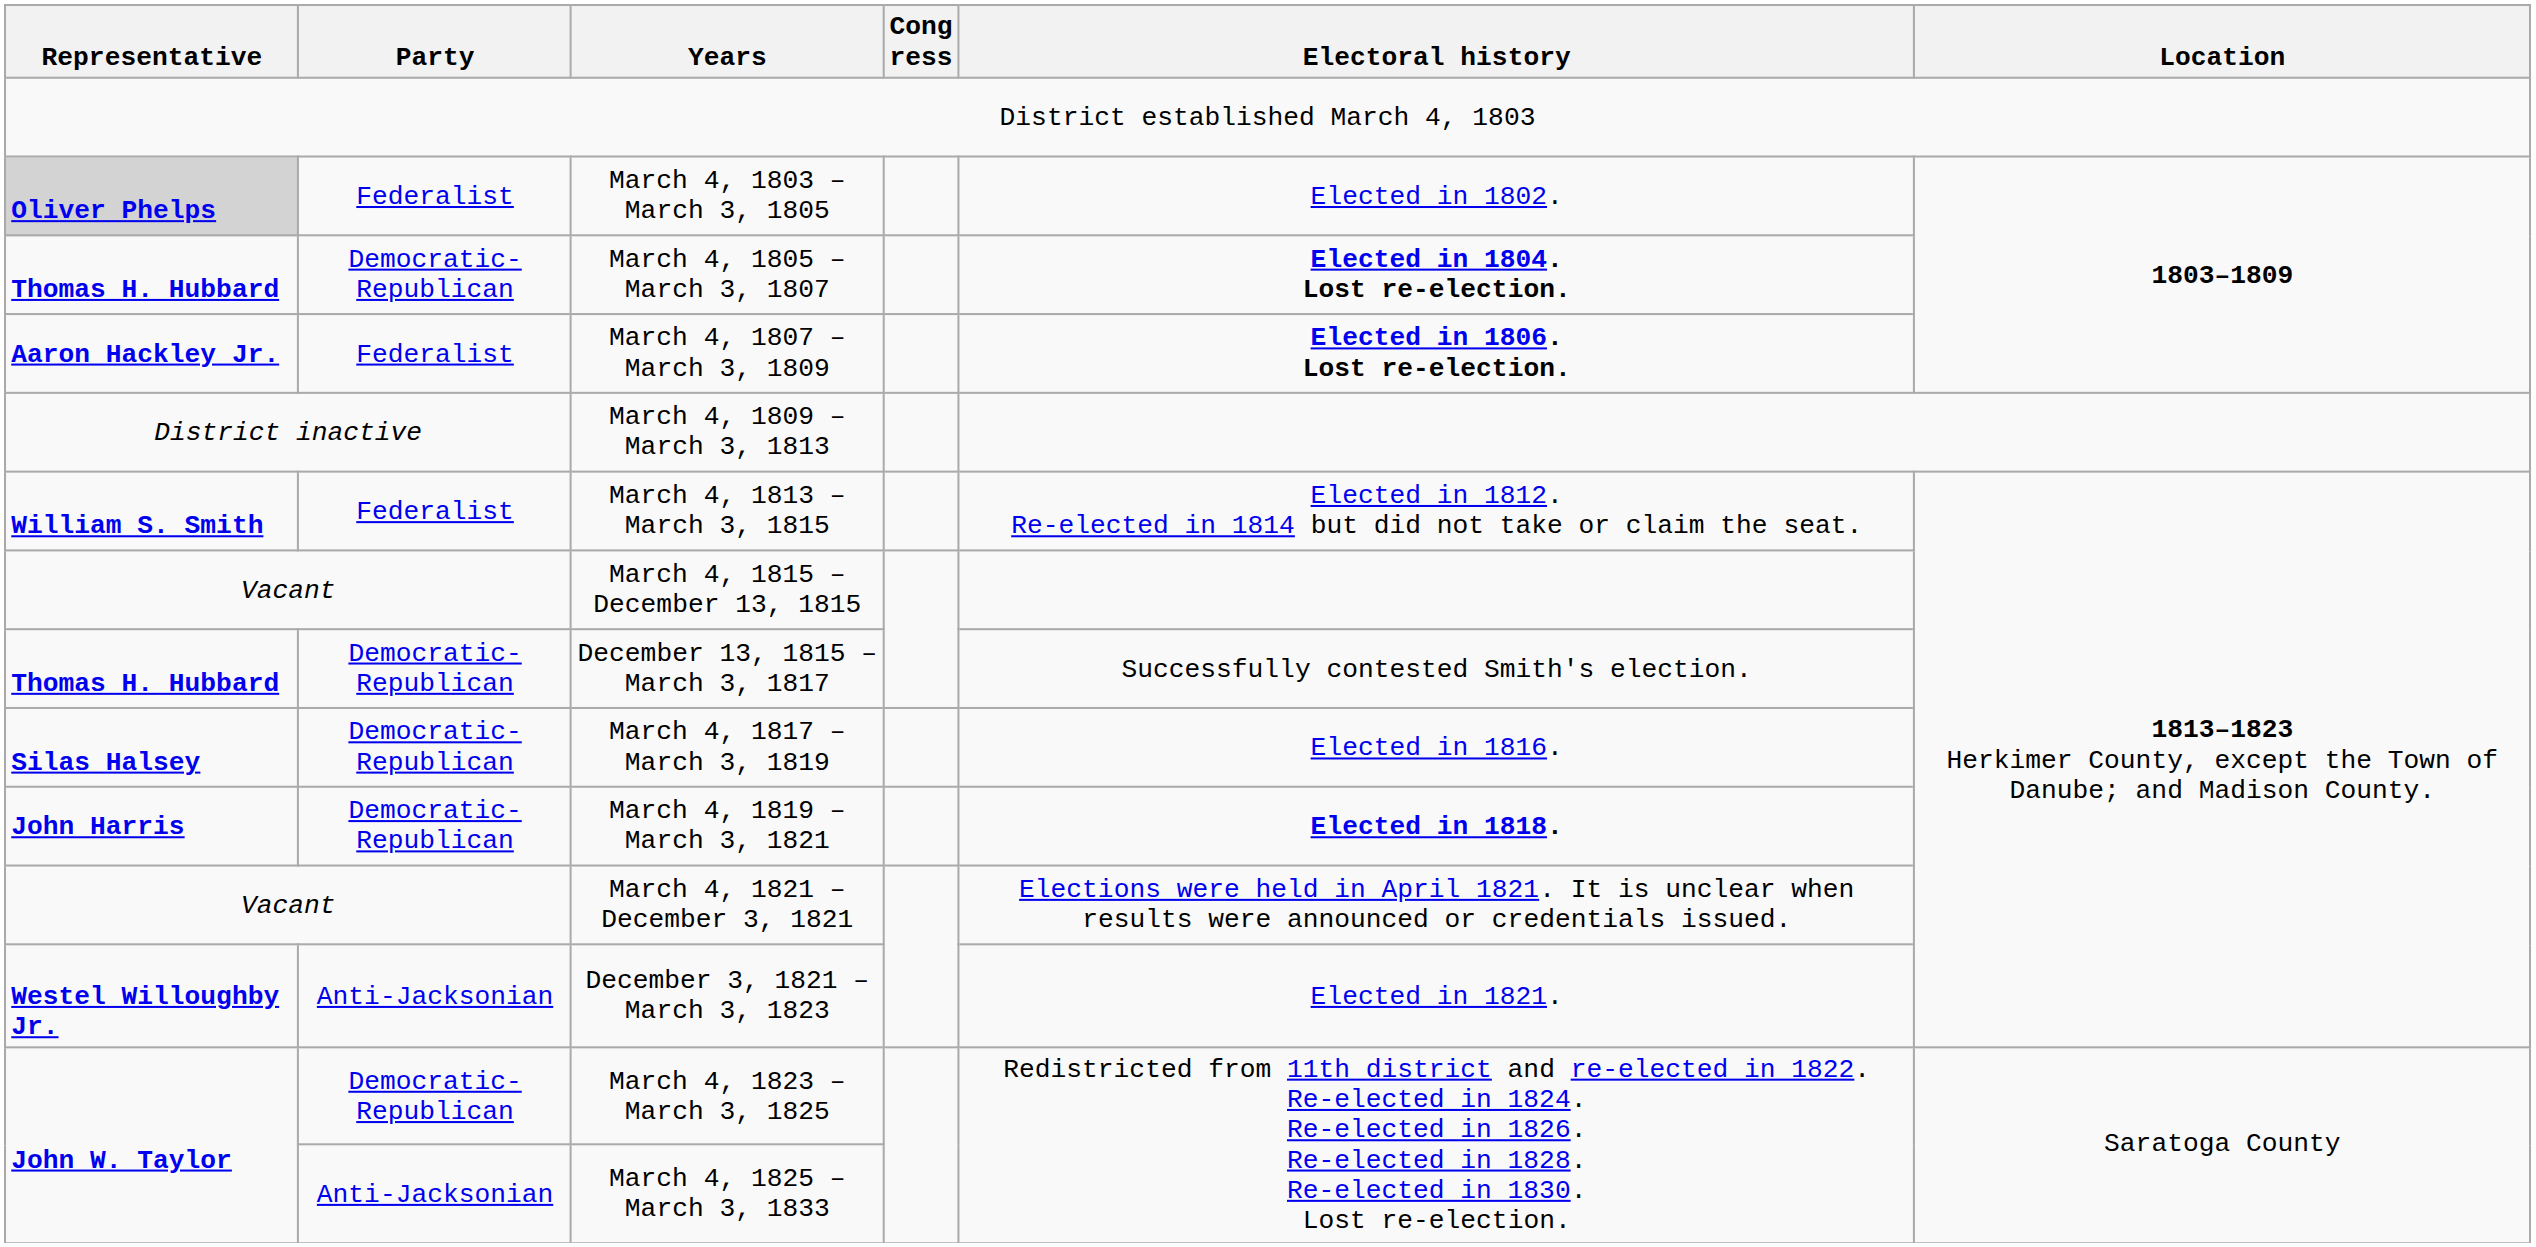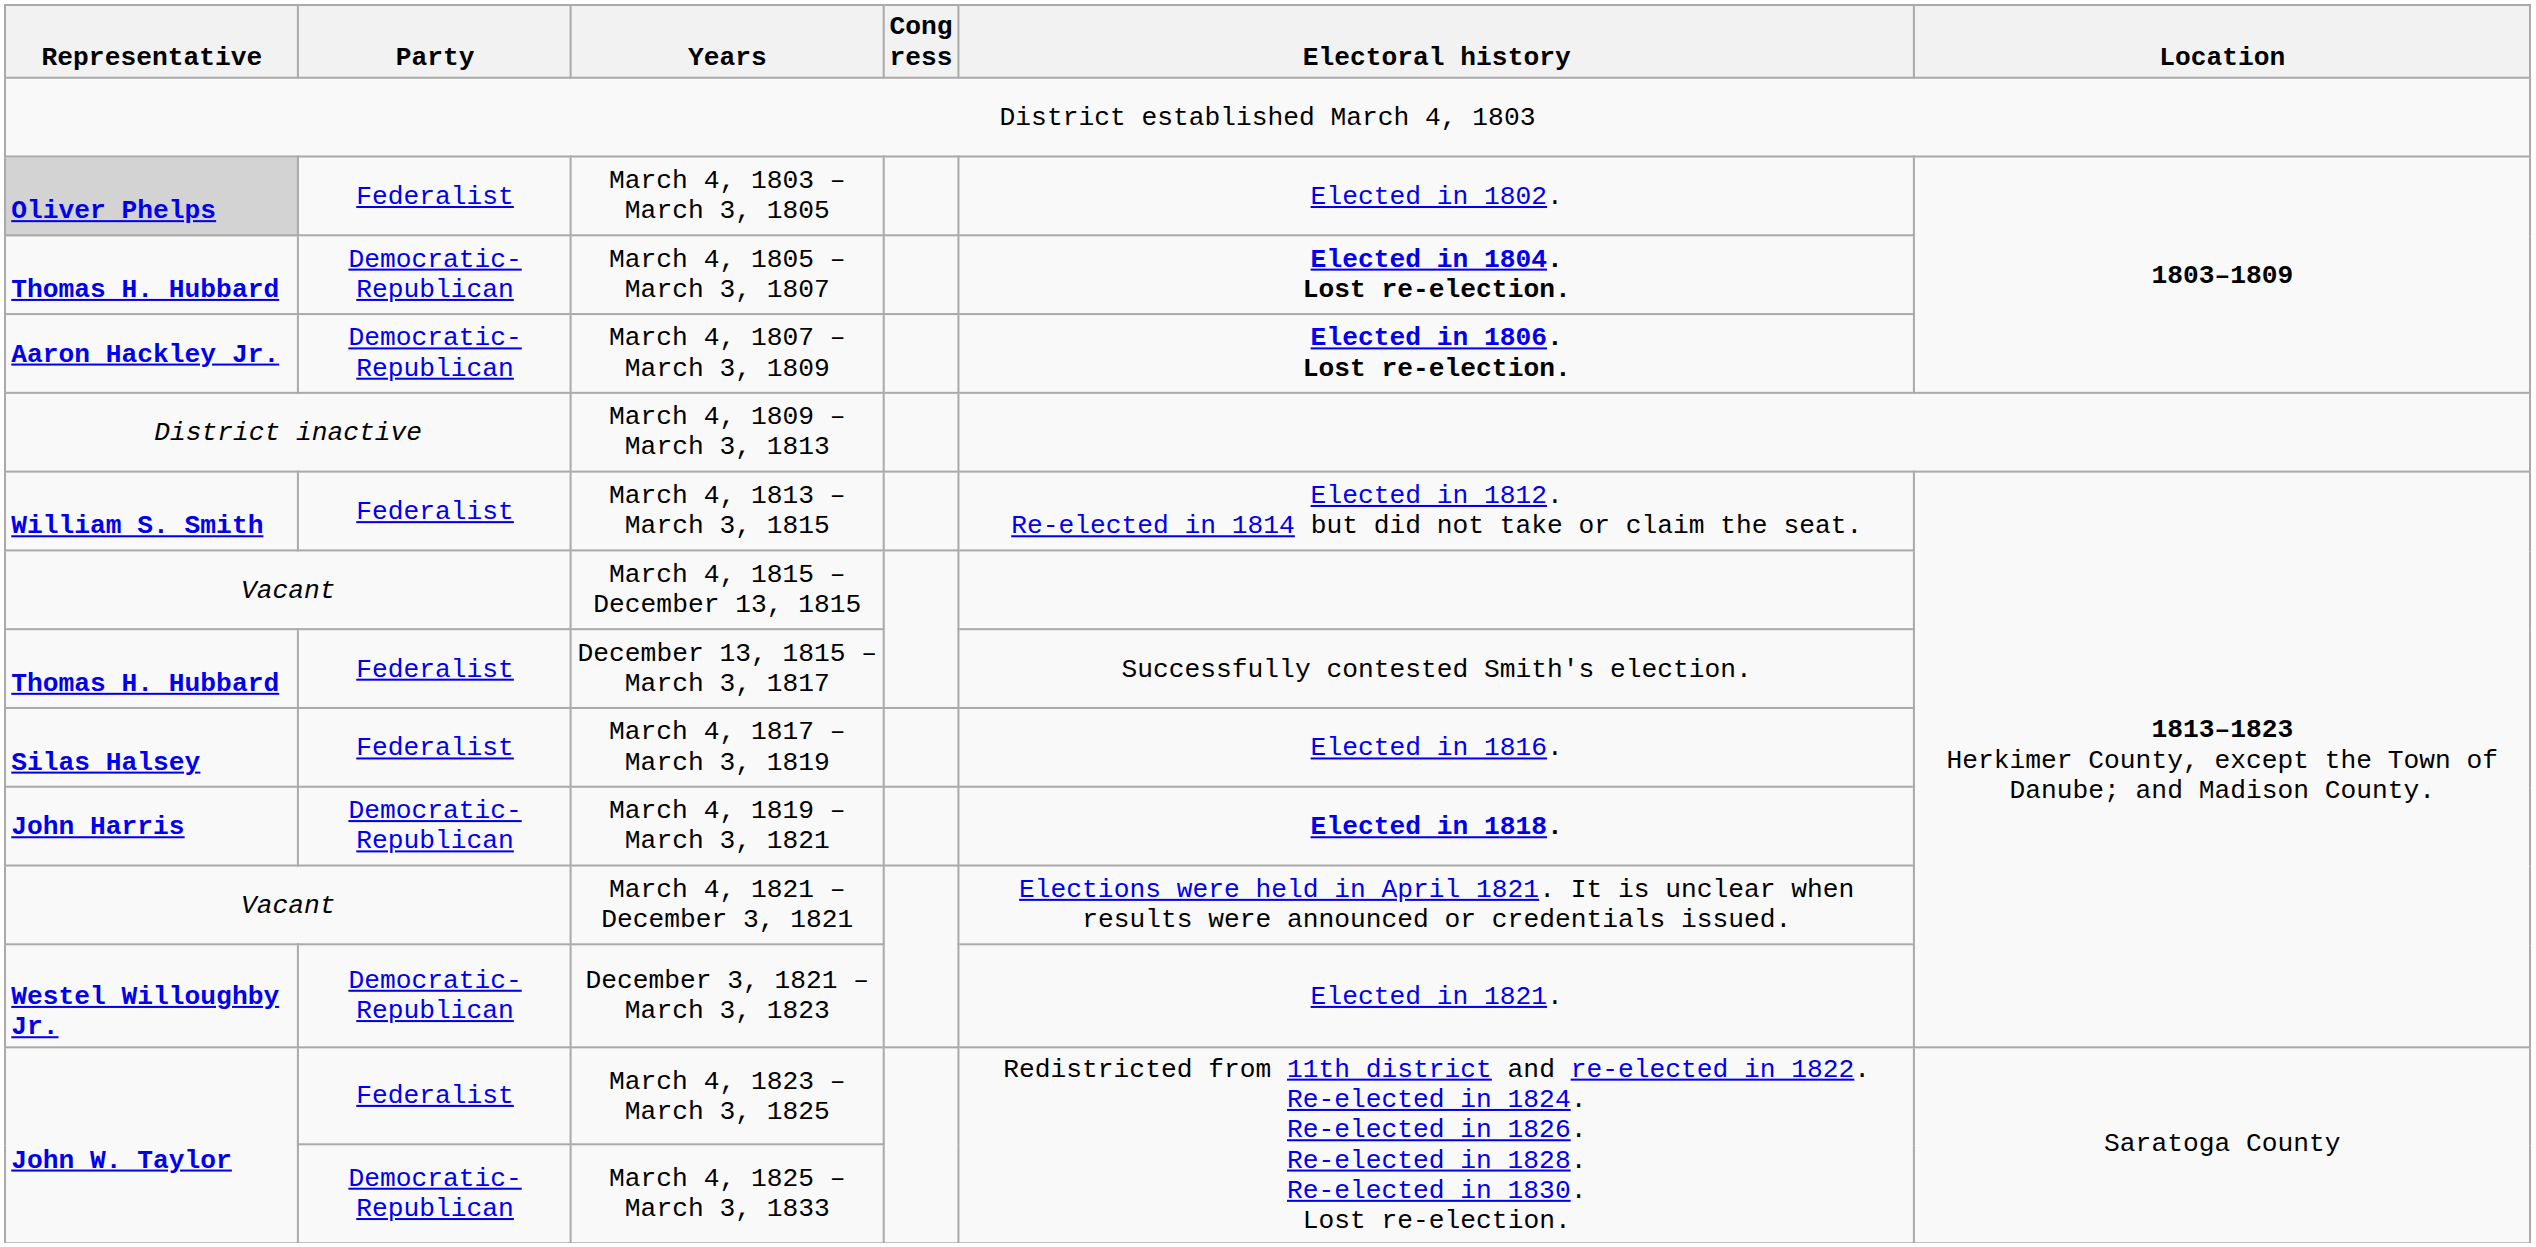(435, 354) Federalist -> (435, 354) Democratic-Republican
(435, 669) Democratic-Republican -> (435, 669) Federalist
(435, 748) Democratic-Republican -> (435, 748) Federalist
(435, 996) Anti-Jacksonian -> (435, 996) Democratic-Republican
(435, 1097) Democratic-Republican -> (435, 1097) Federalist
(435, 1194) Anti-Jacksonian -> (435, 1194) Democratic-Republican
